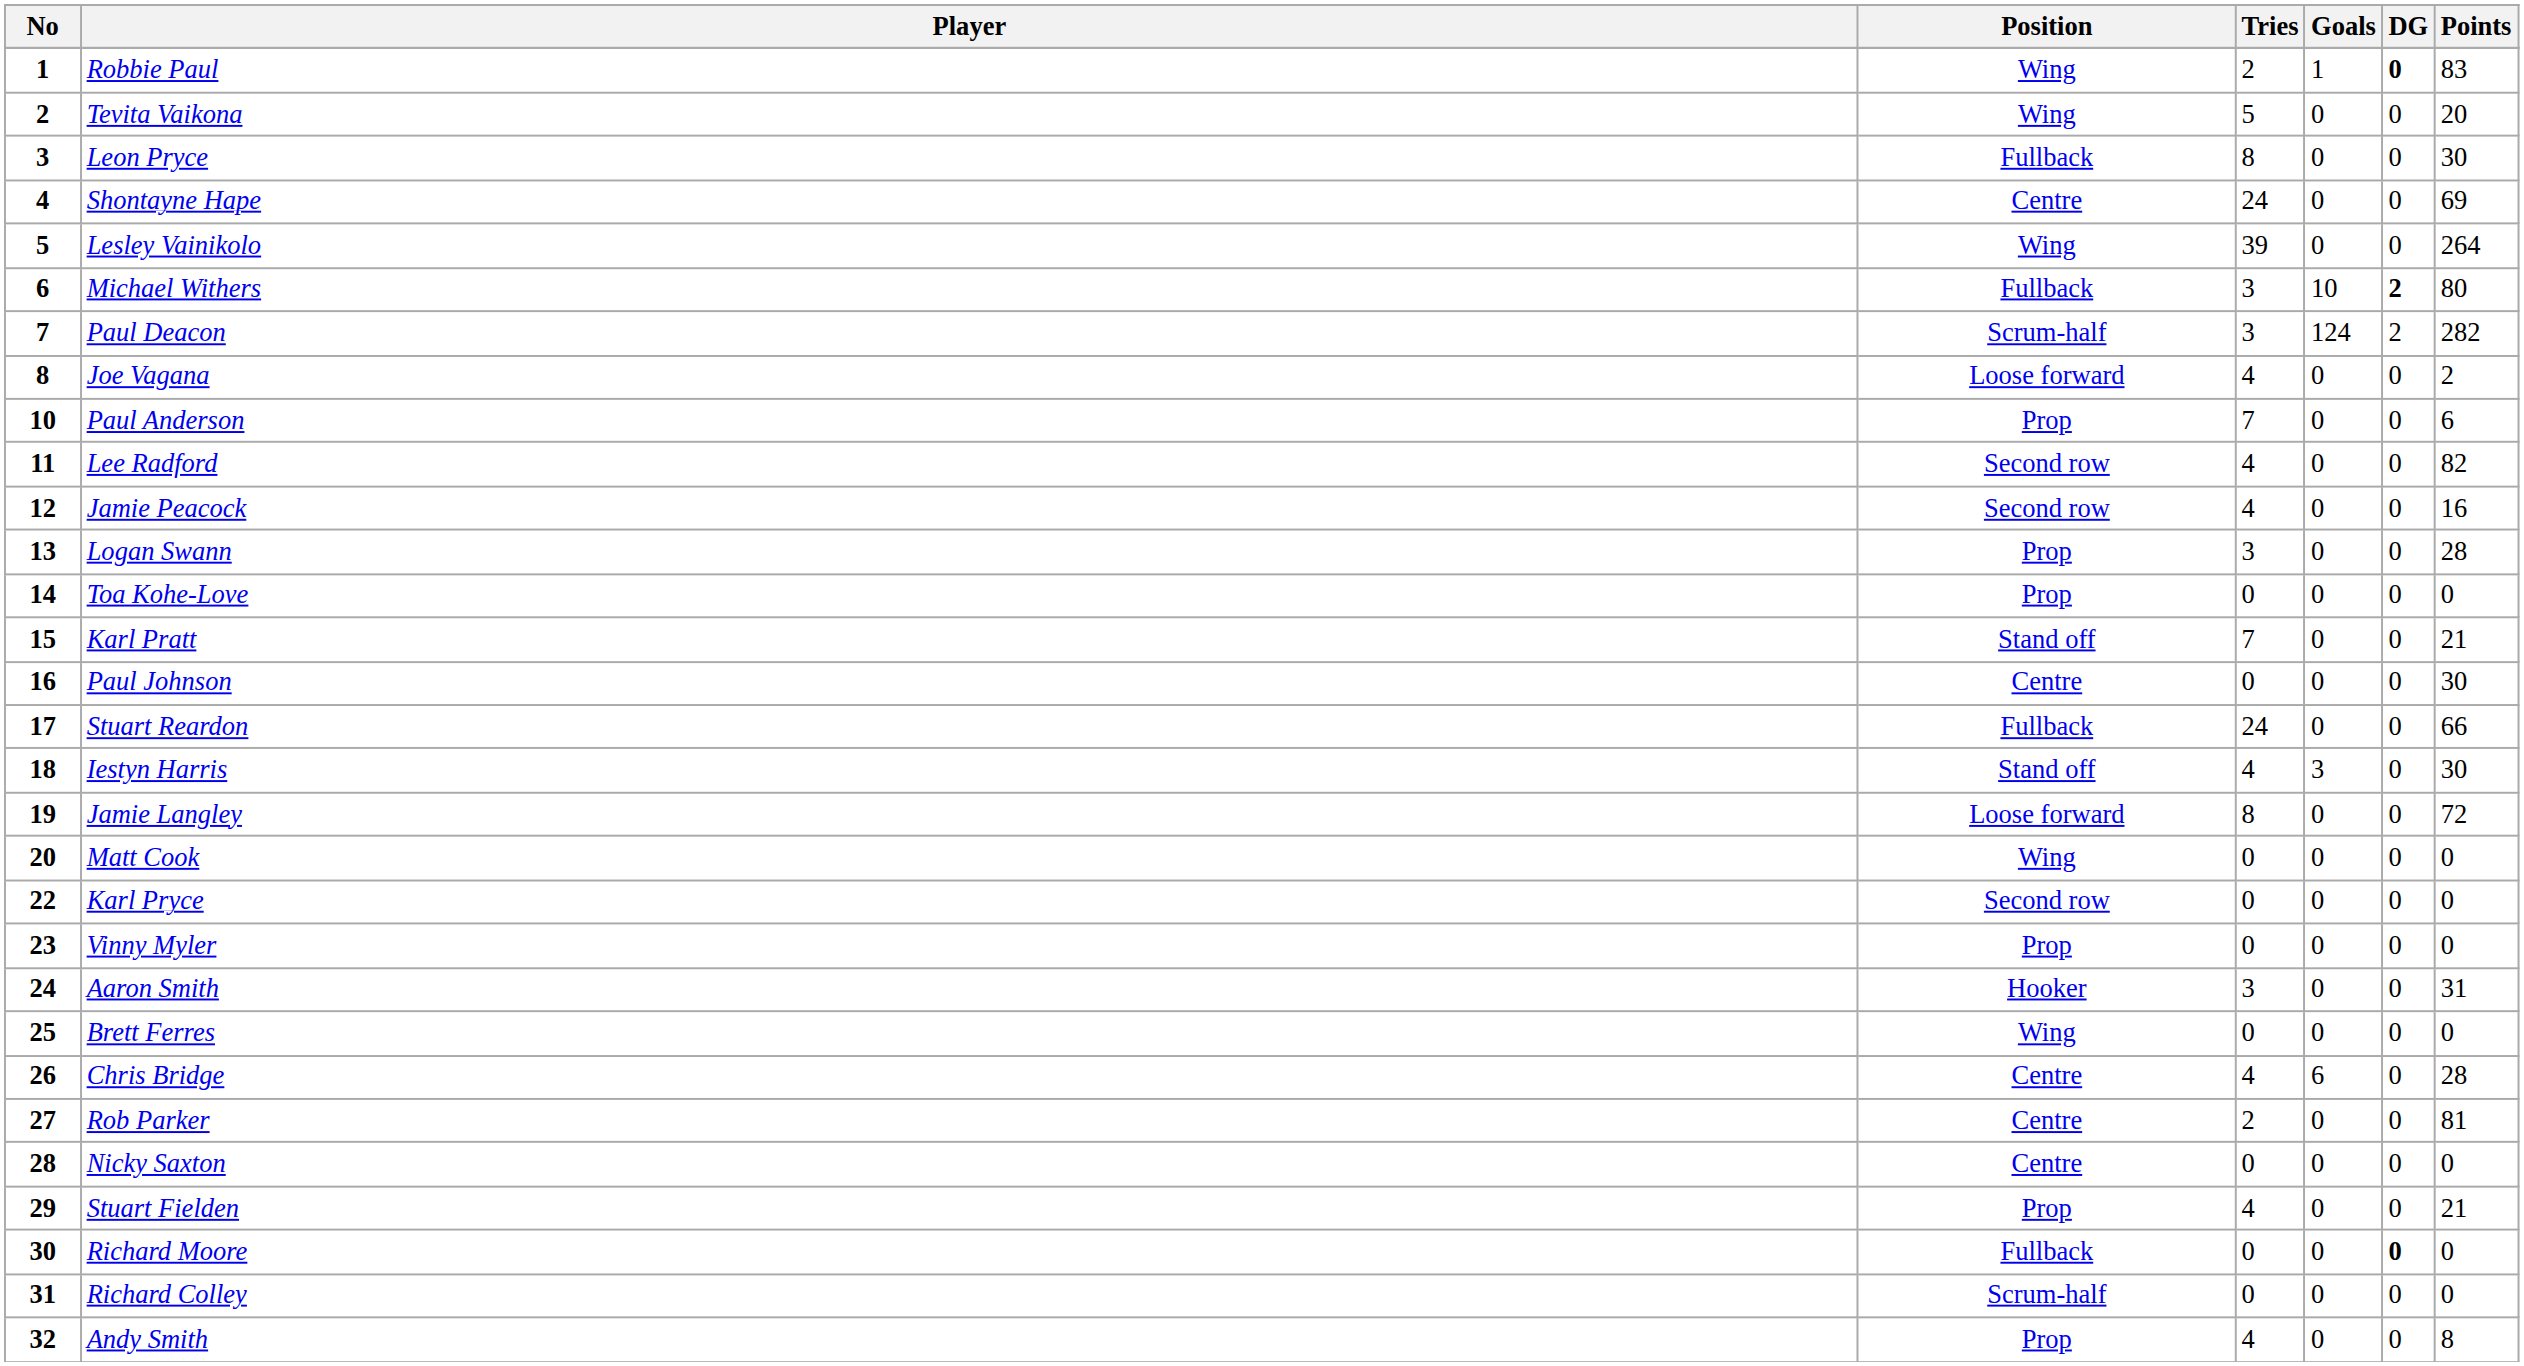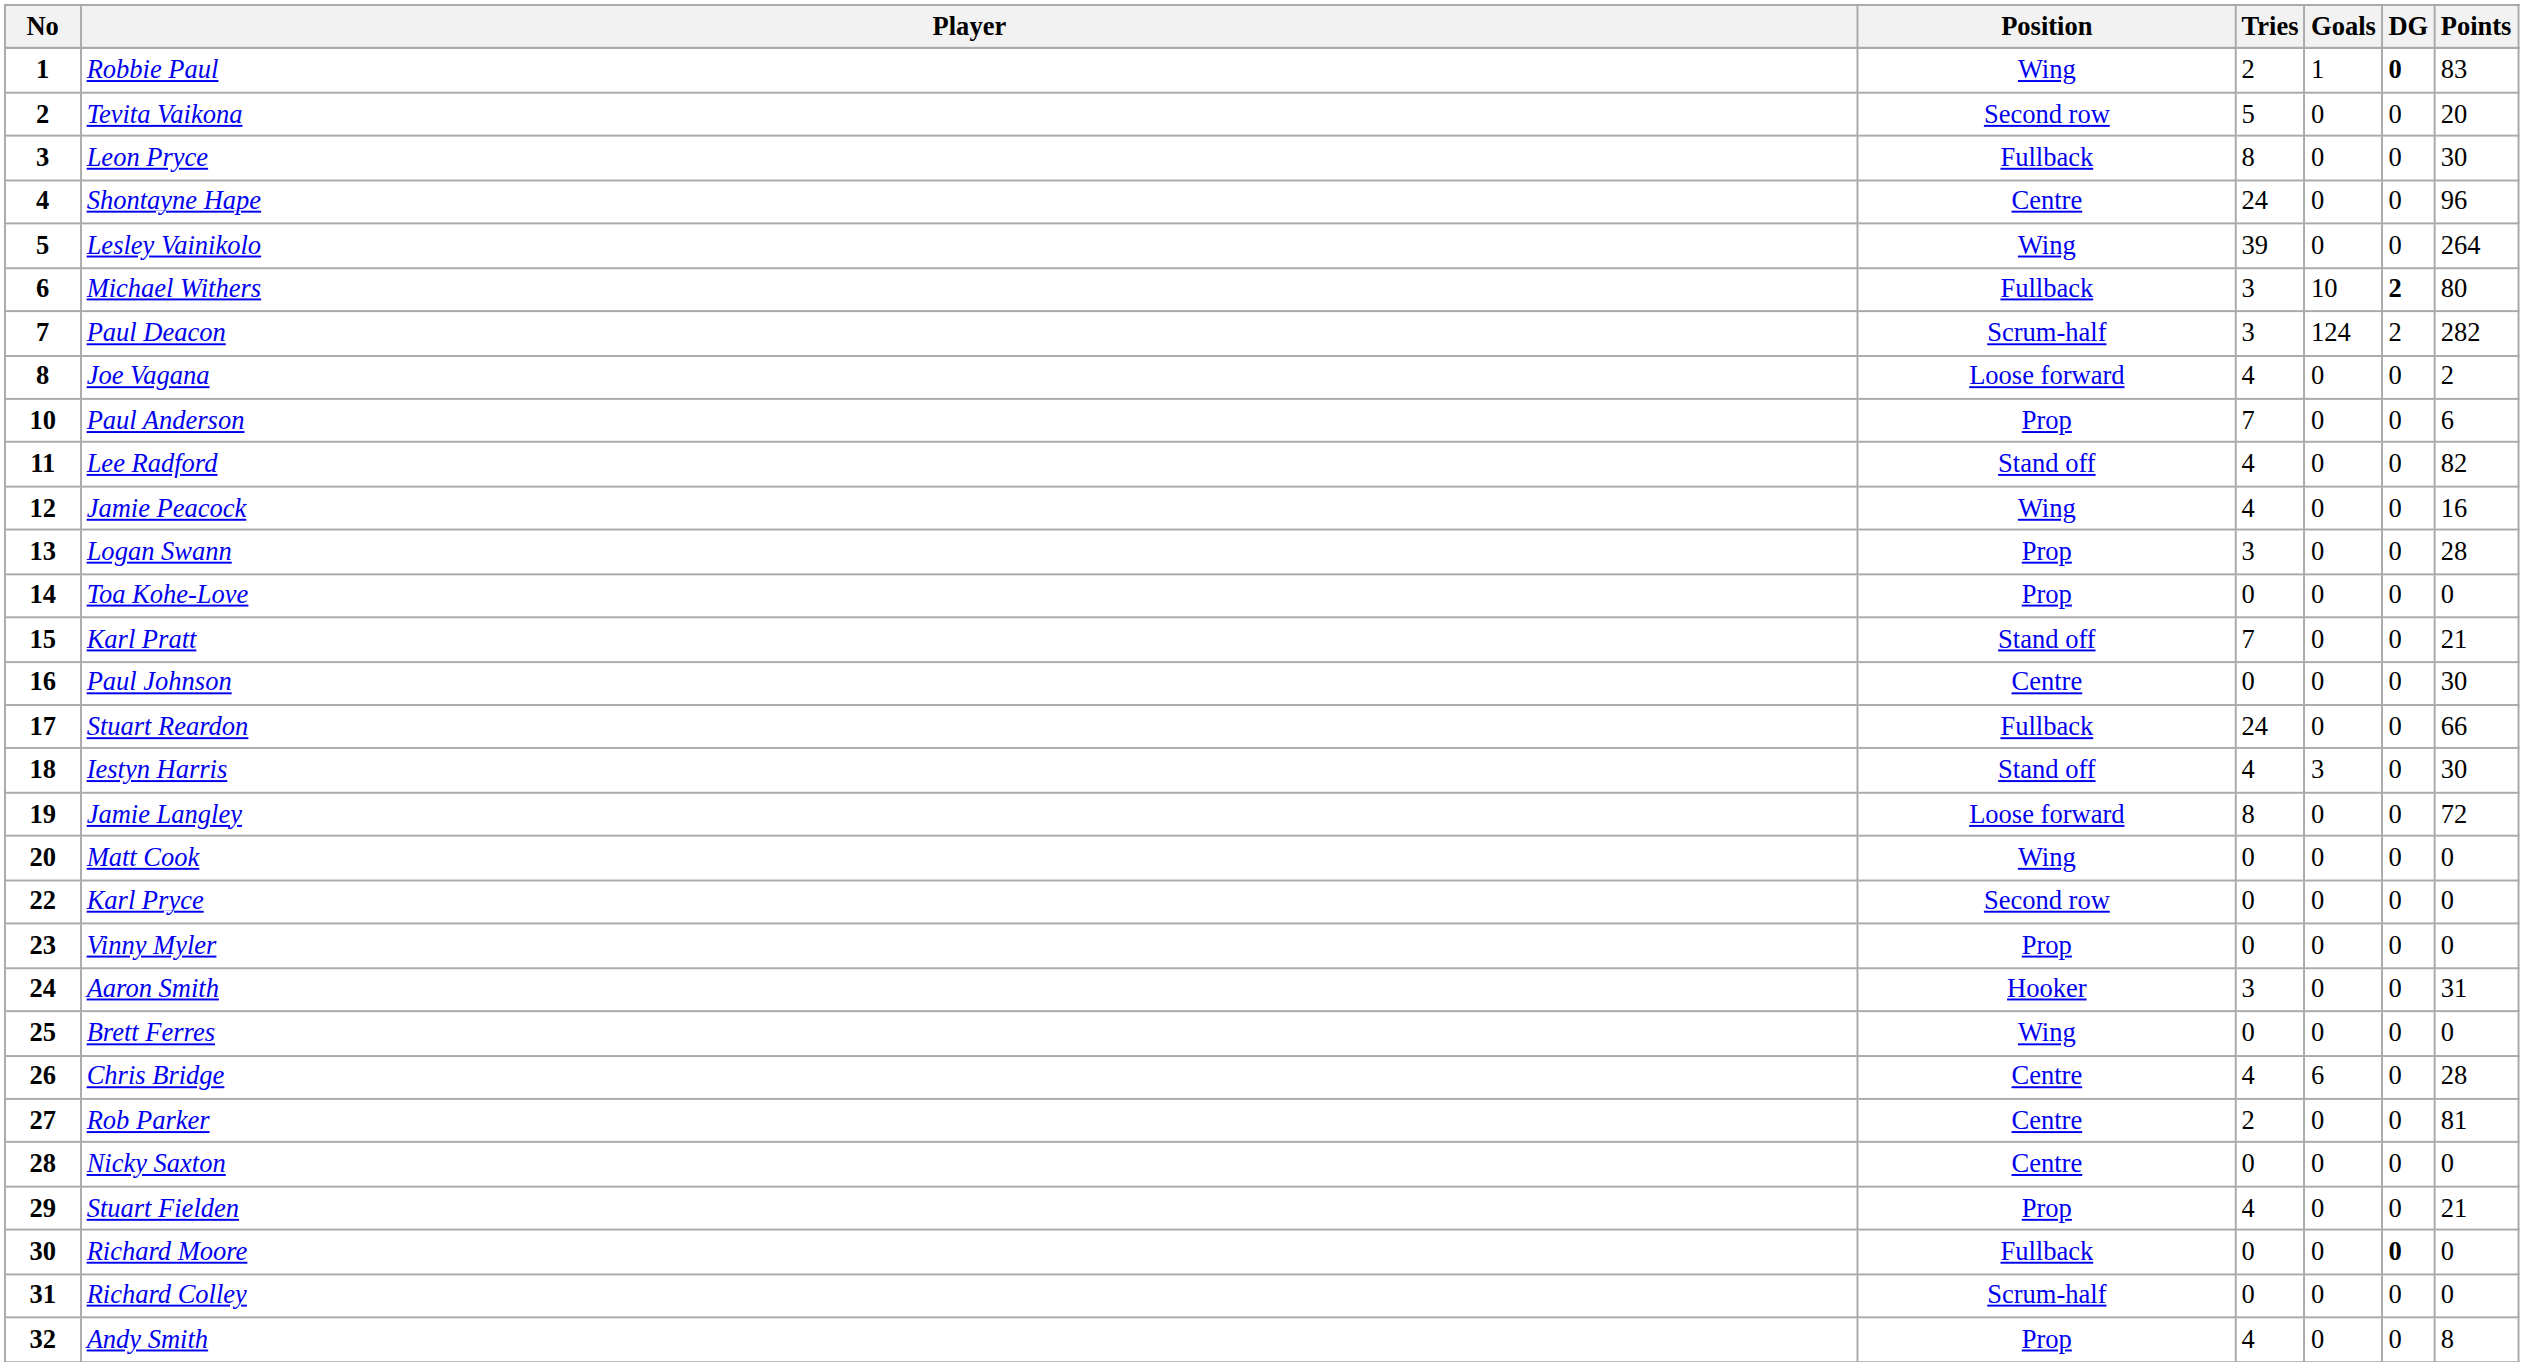(2047, 113) Wing -> (2047, 113) Second row
(2454, 200) 69 -> (2454, 200) 96
(2047, 463) Second row -> (2047, 463) Stand off
(2047, 507) Second row -> (2047, 507) Wing
